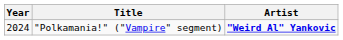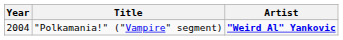(18, 28) 2024 -> (18, 28) 2004
